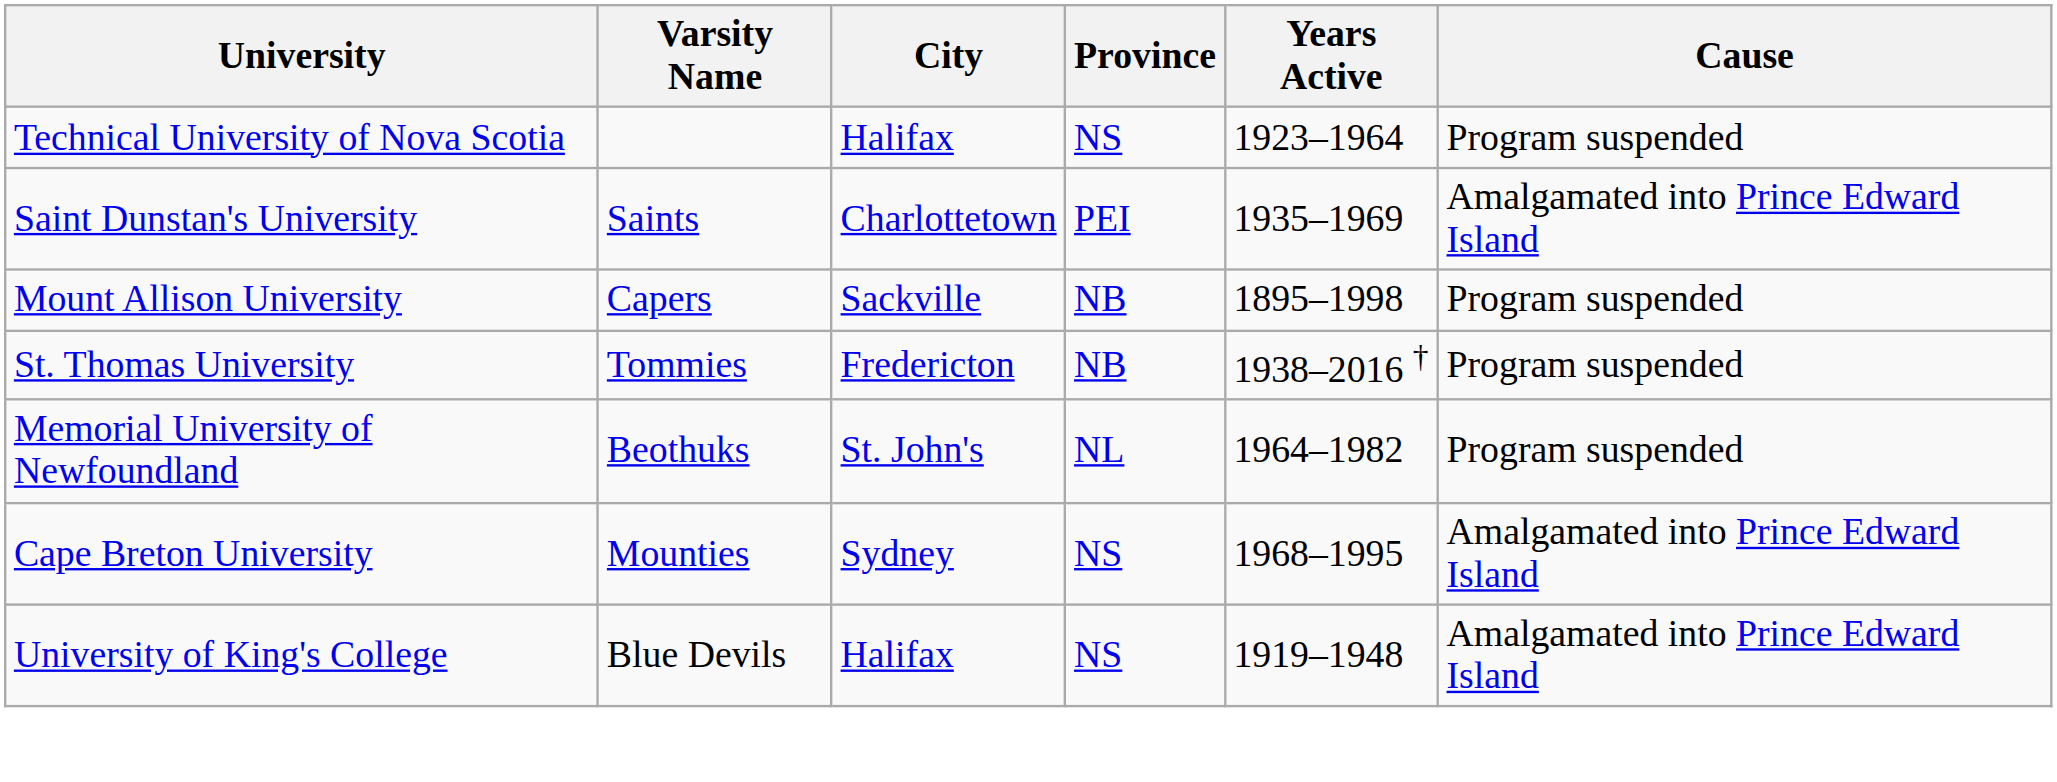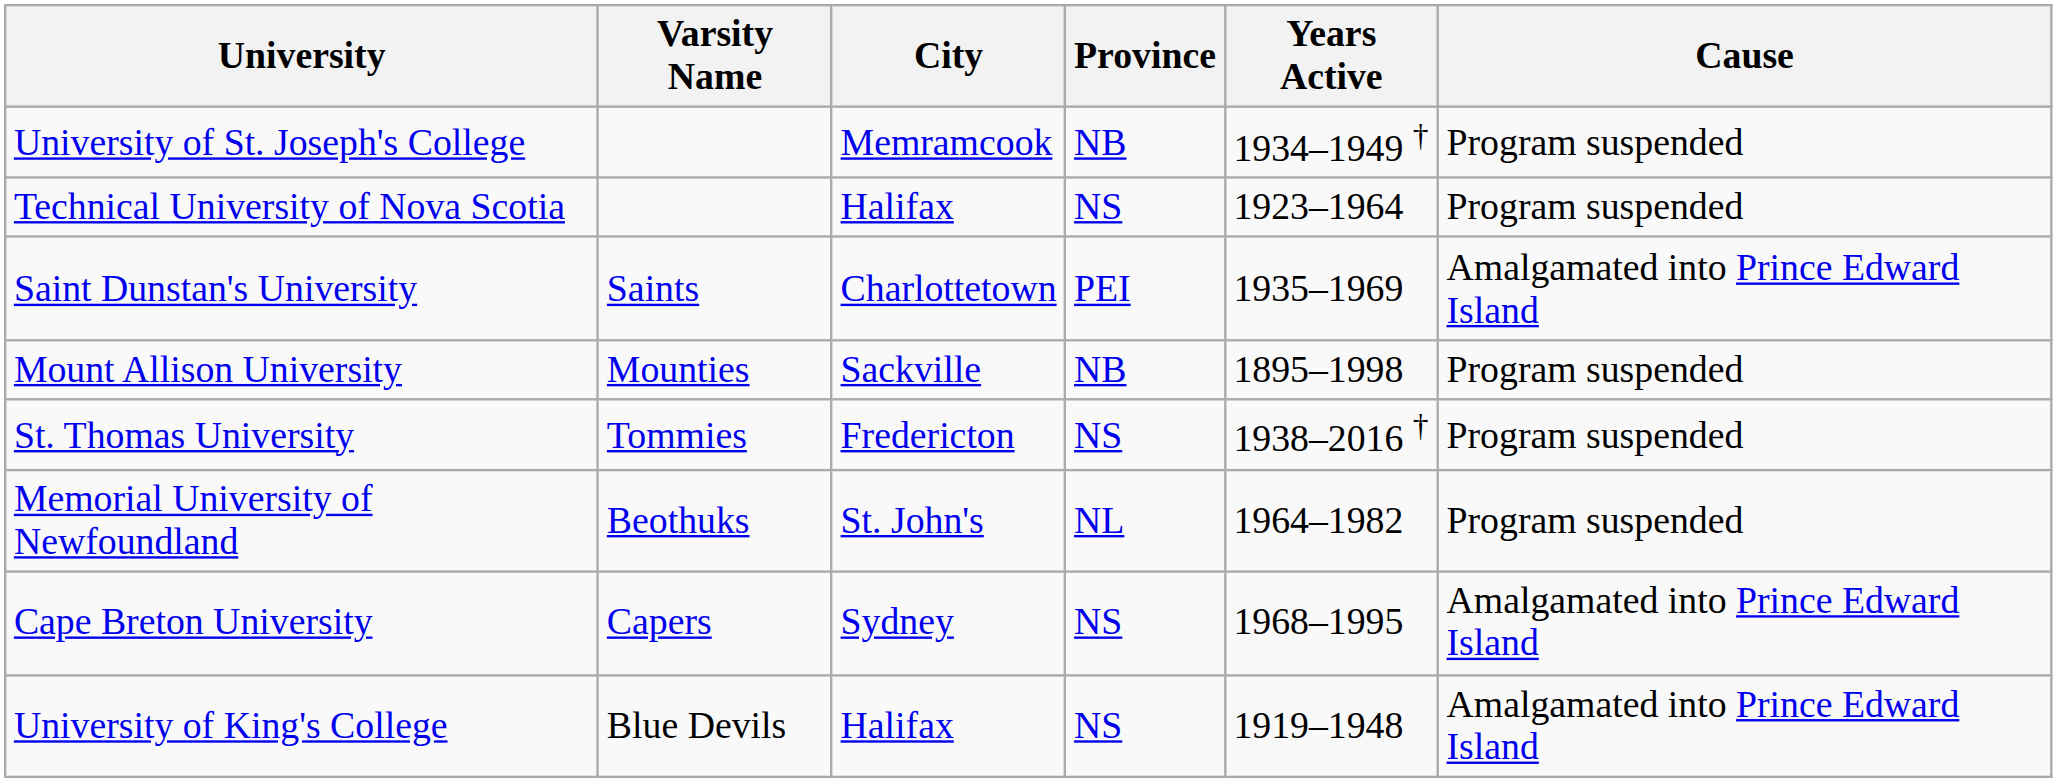+ row: (270, 141)
(659, 299) Capers -> (678, 369) Mounties
(1100, 364) NB -> (1098, 434) NS
(678, 552) Mounties -> (659, 622) Capers
